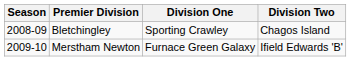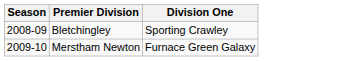- column: (302, 13)
